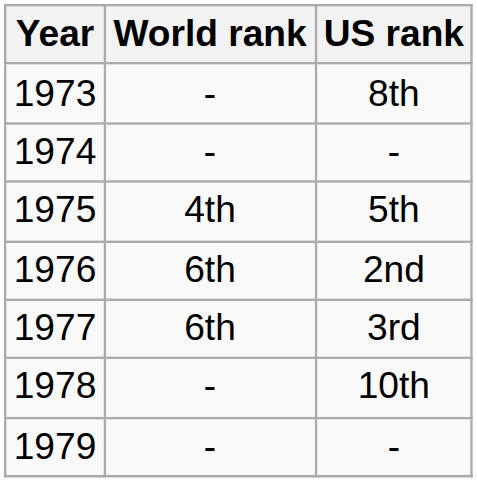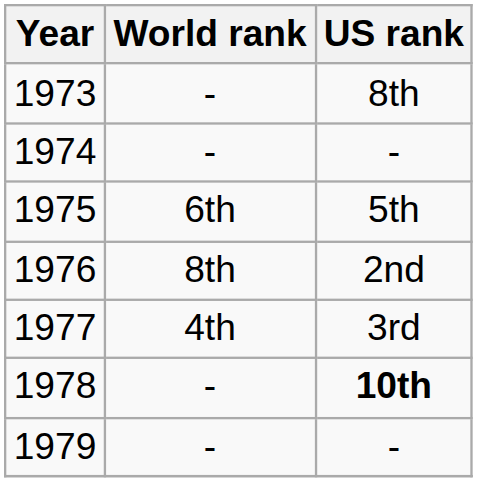(210, 210) 4th -> (210, 210) 6th
(210, 269) 6th -> (210, 269) 8th
(210, 328) 6th -> (210, 328) 4th
(394, 387) normal -> (394, 387) bold
